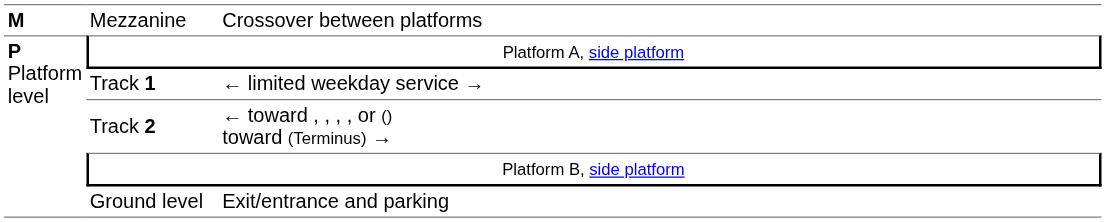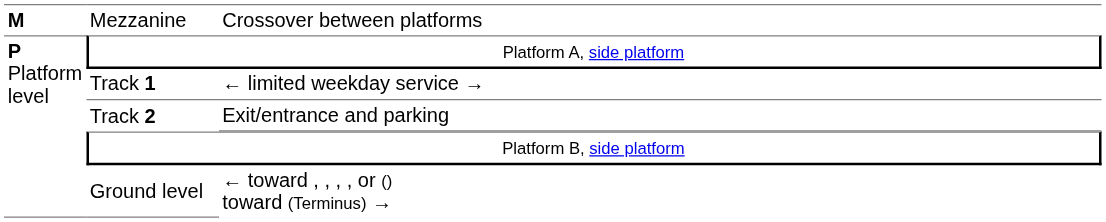(307, 126) ← toward , , , , or () toward (Terminus) → -> (336, 115) Exit/entrance and parking
(336, 201) Exit/entrance and parking -> (307, 191) ← toward , , , , or () toward (Terminus) →
